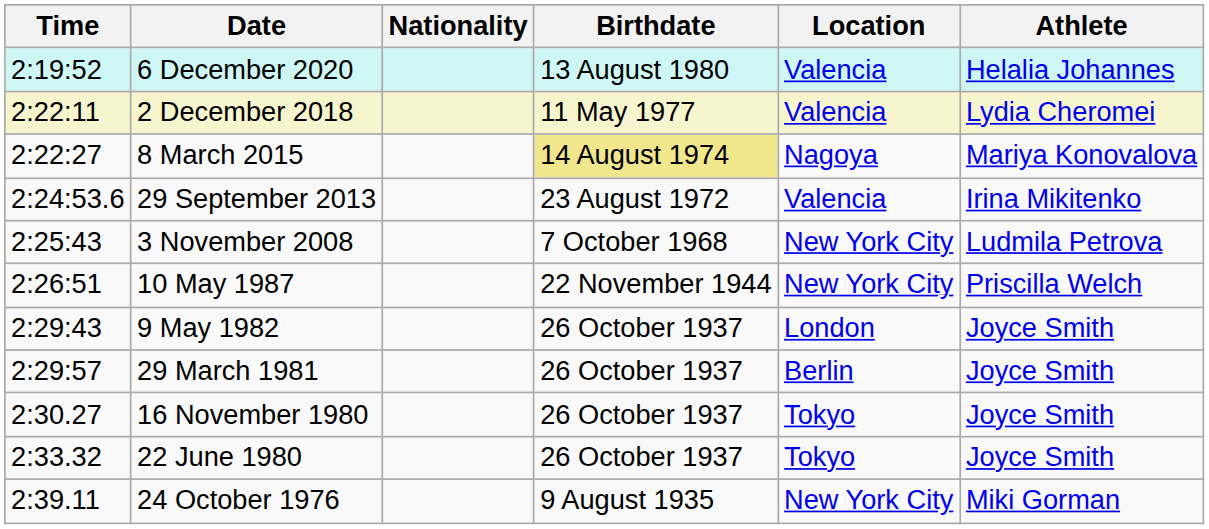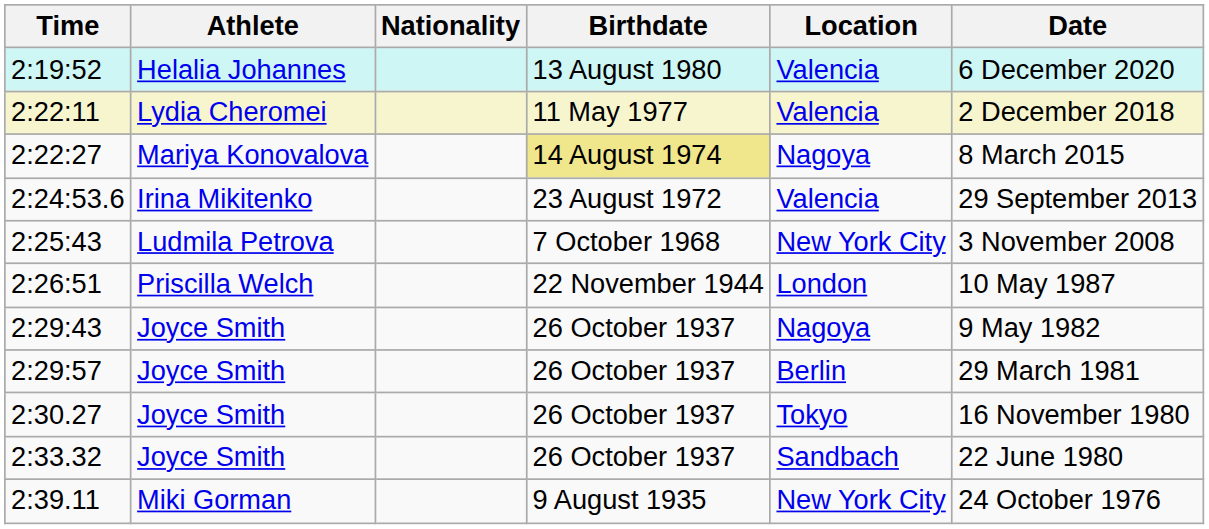columns swapped: (1082, 26) <-> (257, 26)
(869, 284) New York City -> (822, 284) London
(829, 328) London -> (823, 328) Nagoya
(820, 457) Tokyo -> (838, 457) Sandbach
